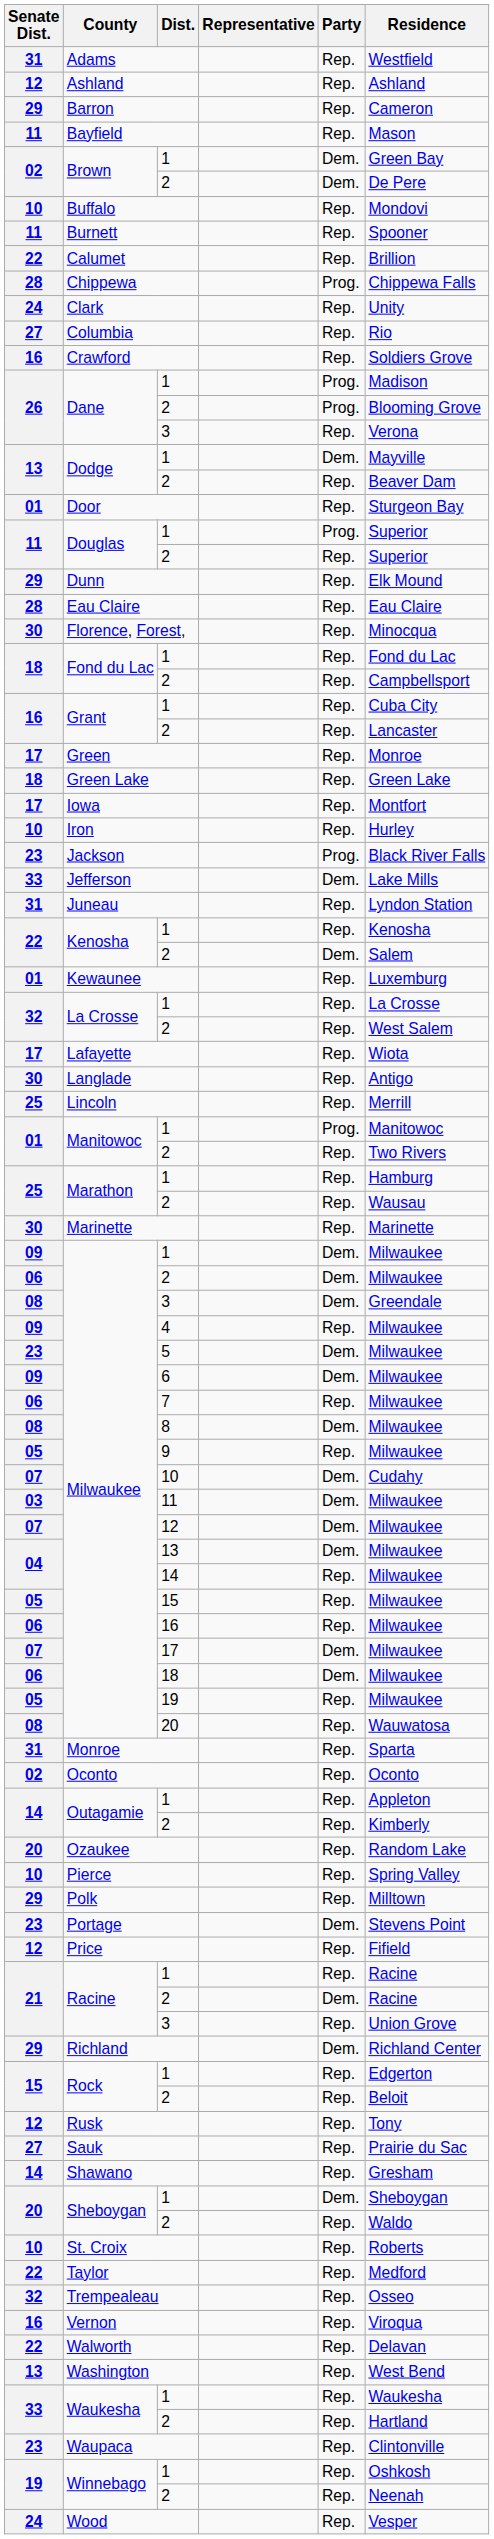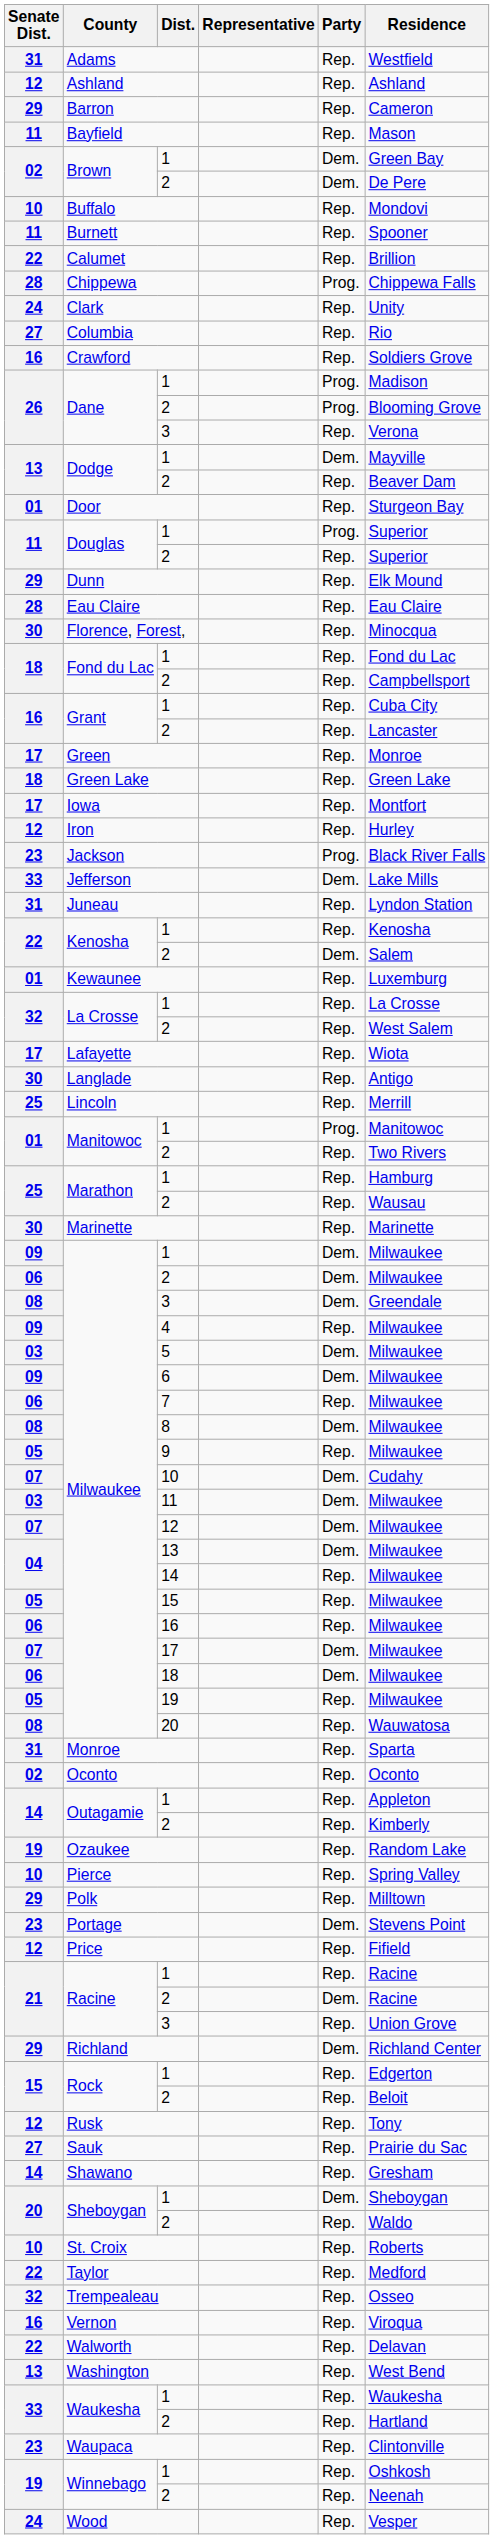(34, 830) 10 -> (34, 830) 12
(34, 1352) 23 -> (34, 1352) 03
(34, 1849) 20 -> (34, 1849) 19
